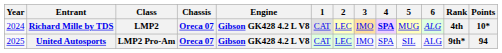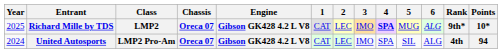(15, 26) 2024 -> (15, 26) 2025
(457, 26) 4th -> (457, 26) 9th*
(15, 41) 2025 -> (15, 41) 2024
(457, 41) 9th* -> (457, 41) 4th
